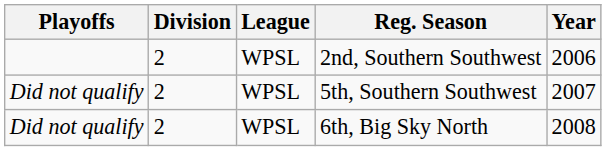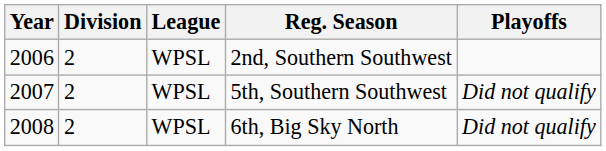columns swapped: (574, 22) <-> (77, 22)
